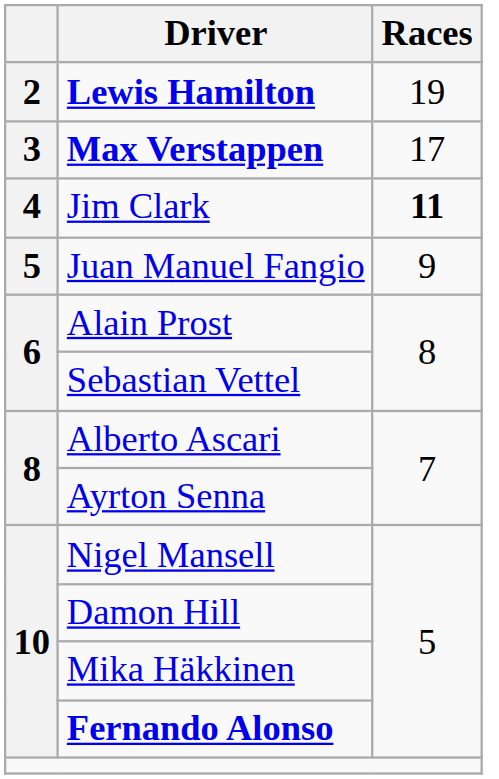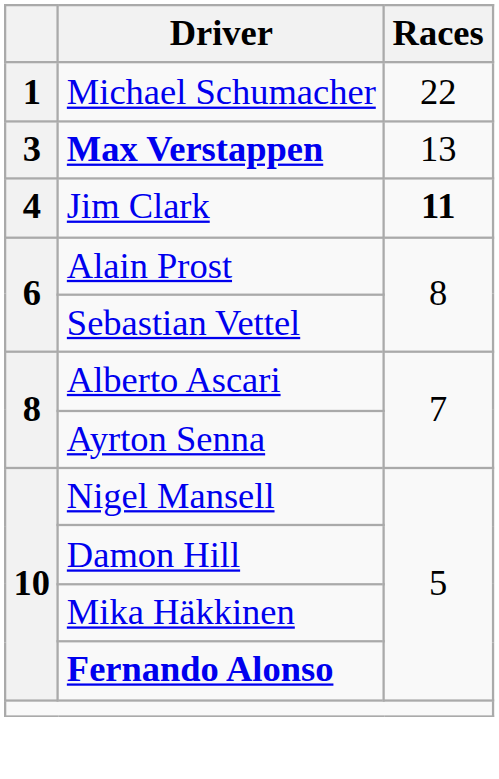+ row: (221, 91)
- row: (191, 91)
(427, 149) 17 -> (438, 149) 13
- row: (216, 264)
